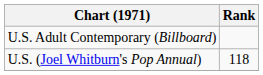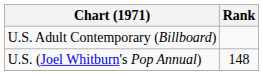(239, 59) 118 -> (239, 59) 148
